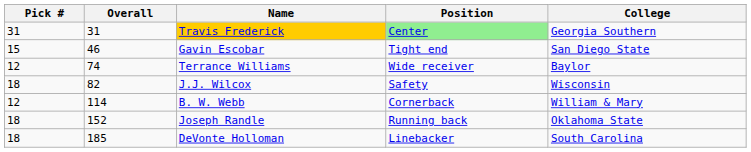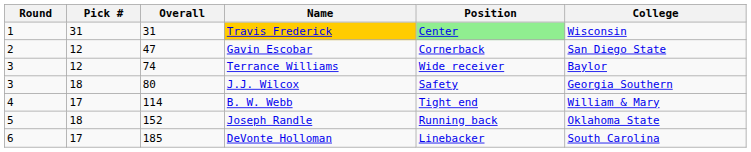+ column: (36, 13)
(604, 31) Georgia Southern -> (597, 31) Wisconsin
(14, 49) 15 -> (76, 49) 12
(94, 49) 46 -> (149, 49) 47
(418, 49) Tight end -> (452, 49) Cornerback
(94, 85) 82 -> (149, 85) 80
(580, 85) Wisconsin -> (620, 85) Georgia Southern
(14, 102) 12 -> (76, 102) 17
(421, 102) Cornerback -> (448, 102) Tight end
(14, 138) 18 -> (76, 138) 17
